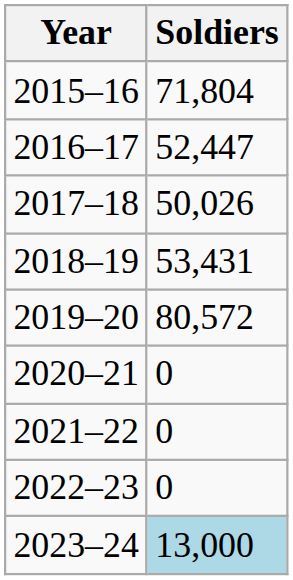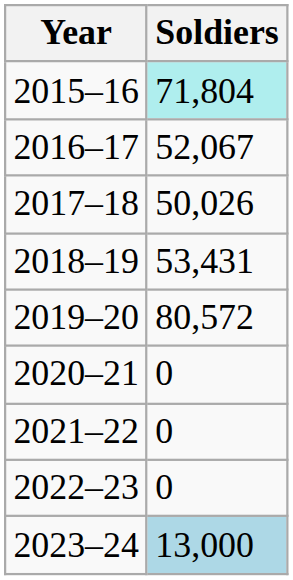(205, 89) no background -> (205, 89) paleturquoise background
(205, 146) 52,447 -> (205, 146) 52,067
